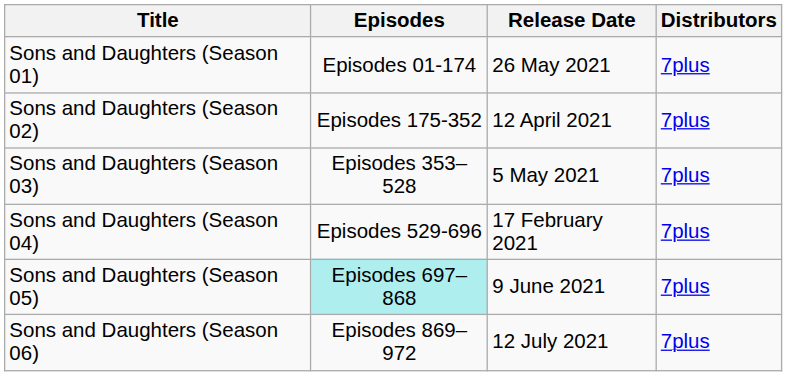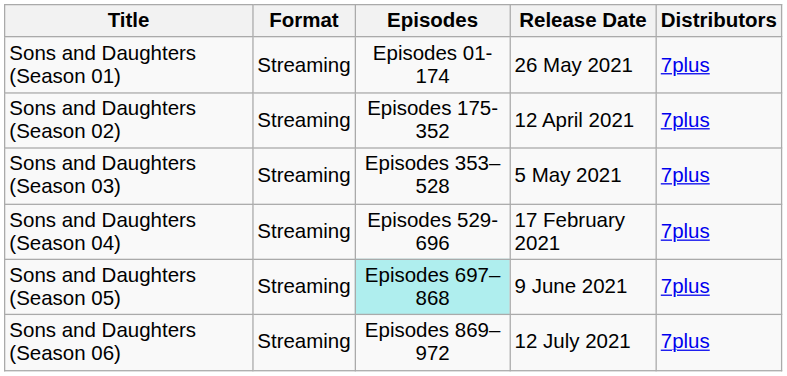+ column: (304, 20)
